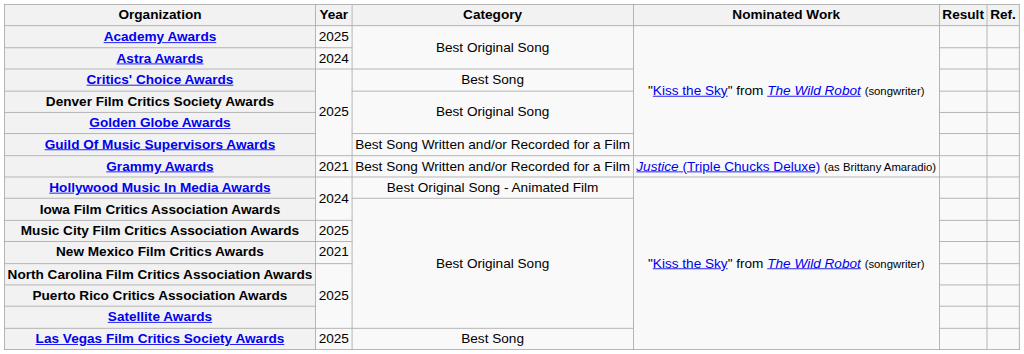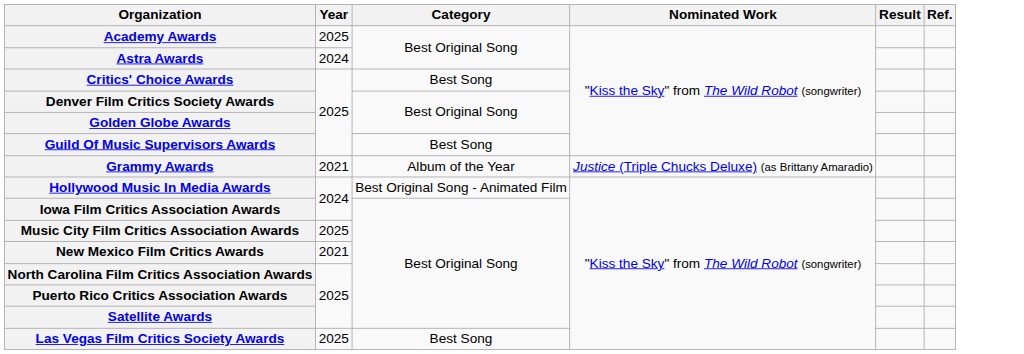(493, 144) Best Song Written and/or Recorded for a Film -> (461, 144) Best Song
(493, 166) Best Song Written and/or Recorded for a Film -> (461, 166) Album of the Year
